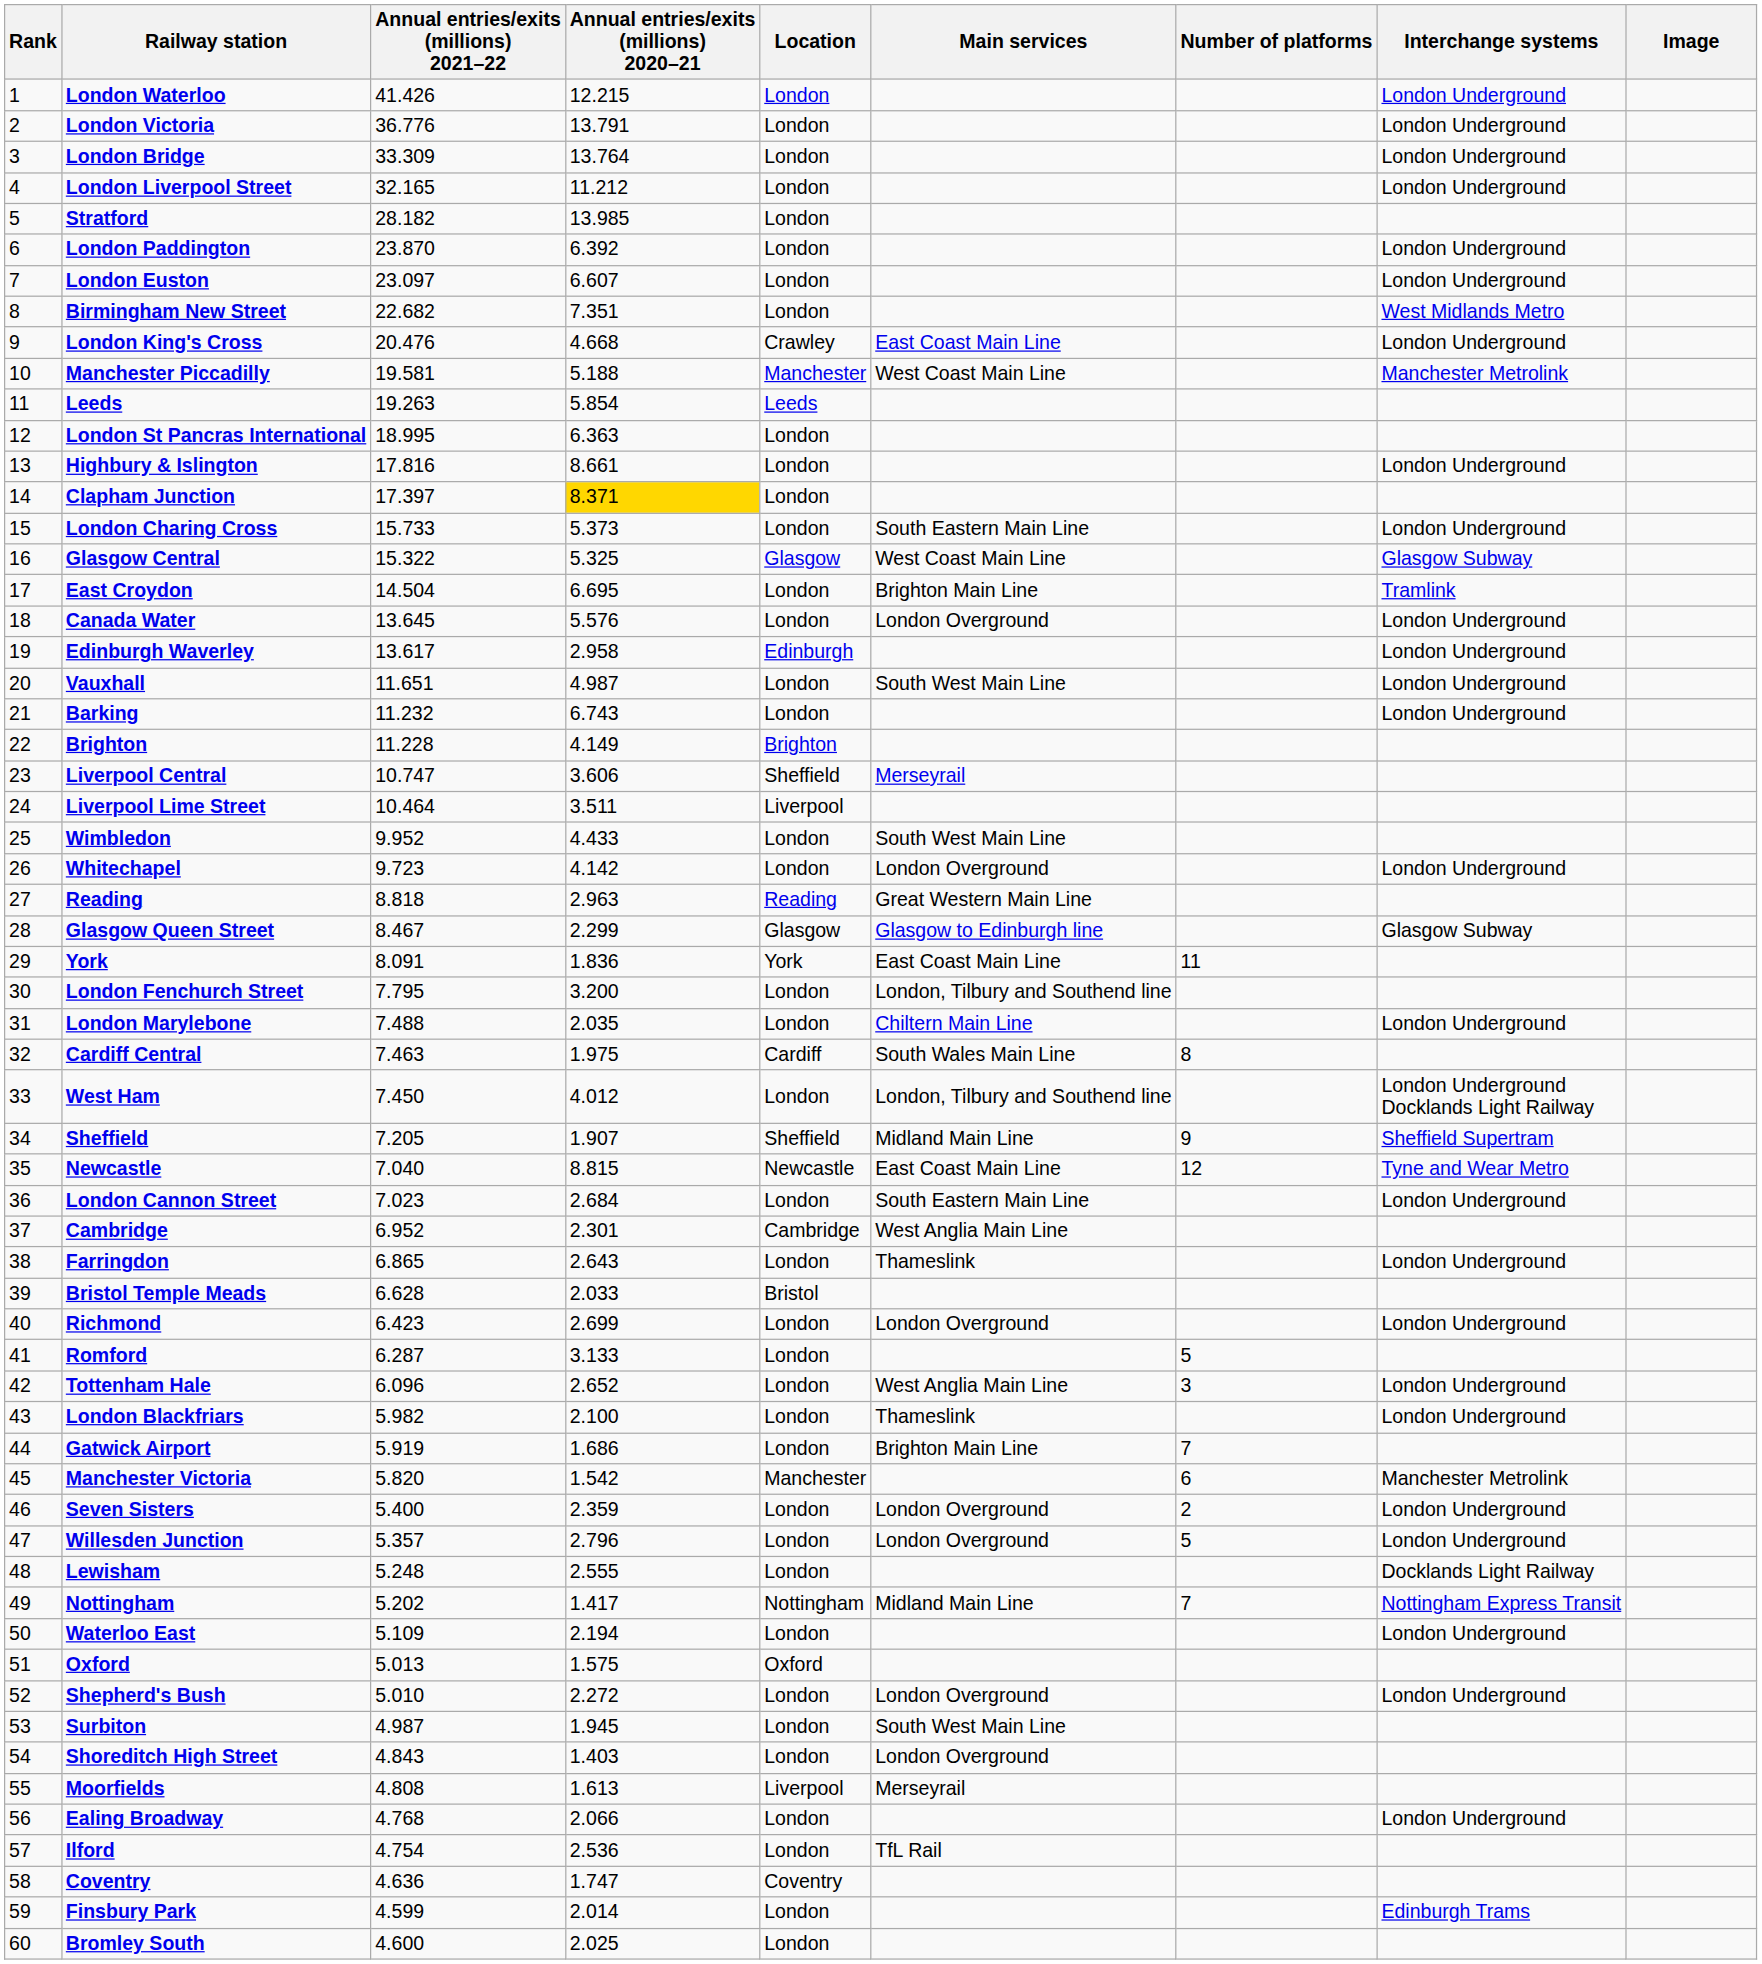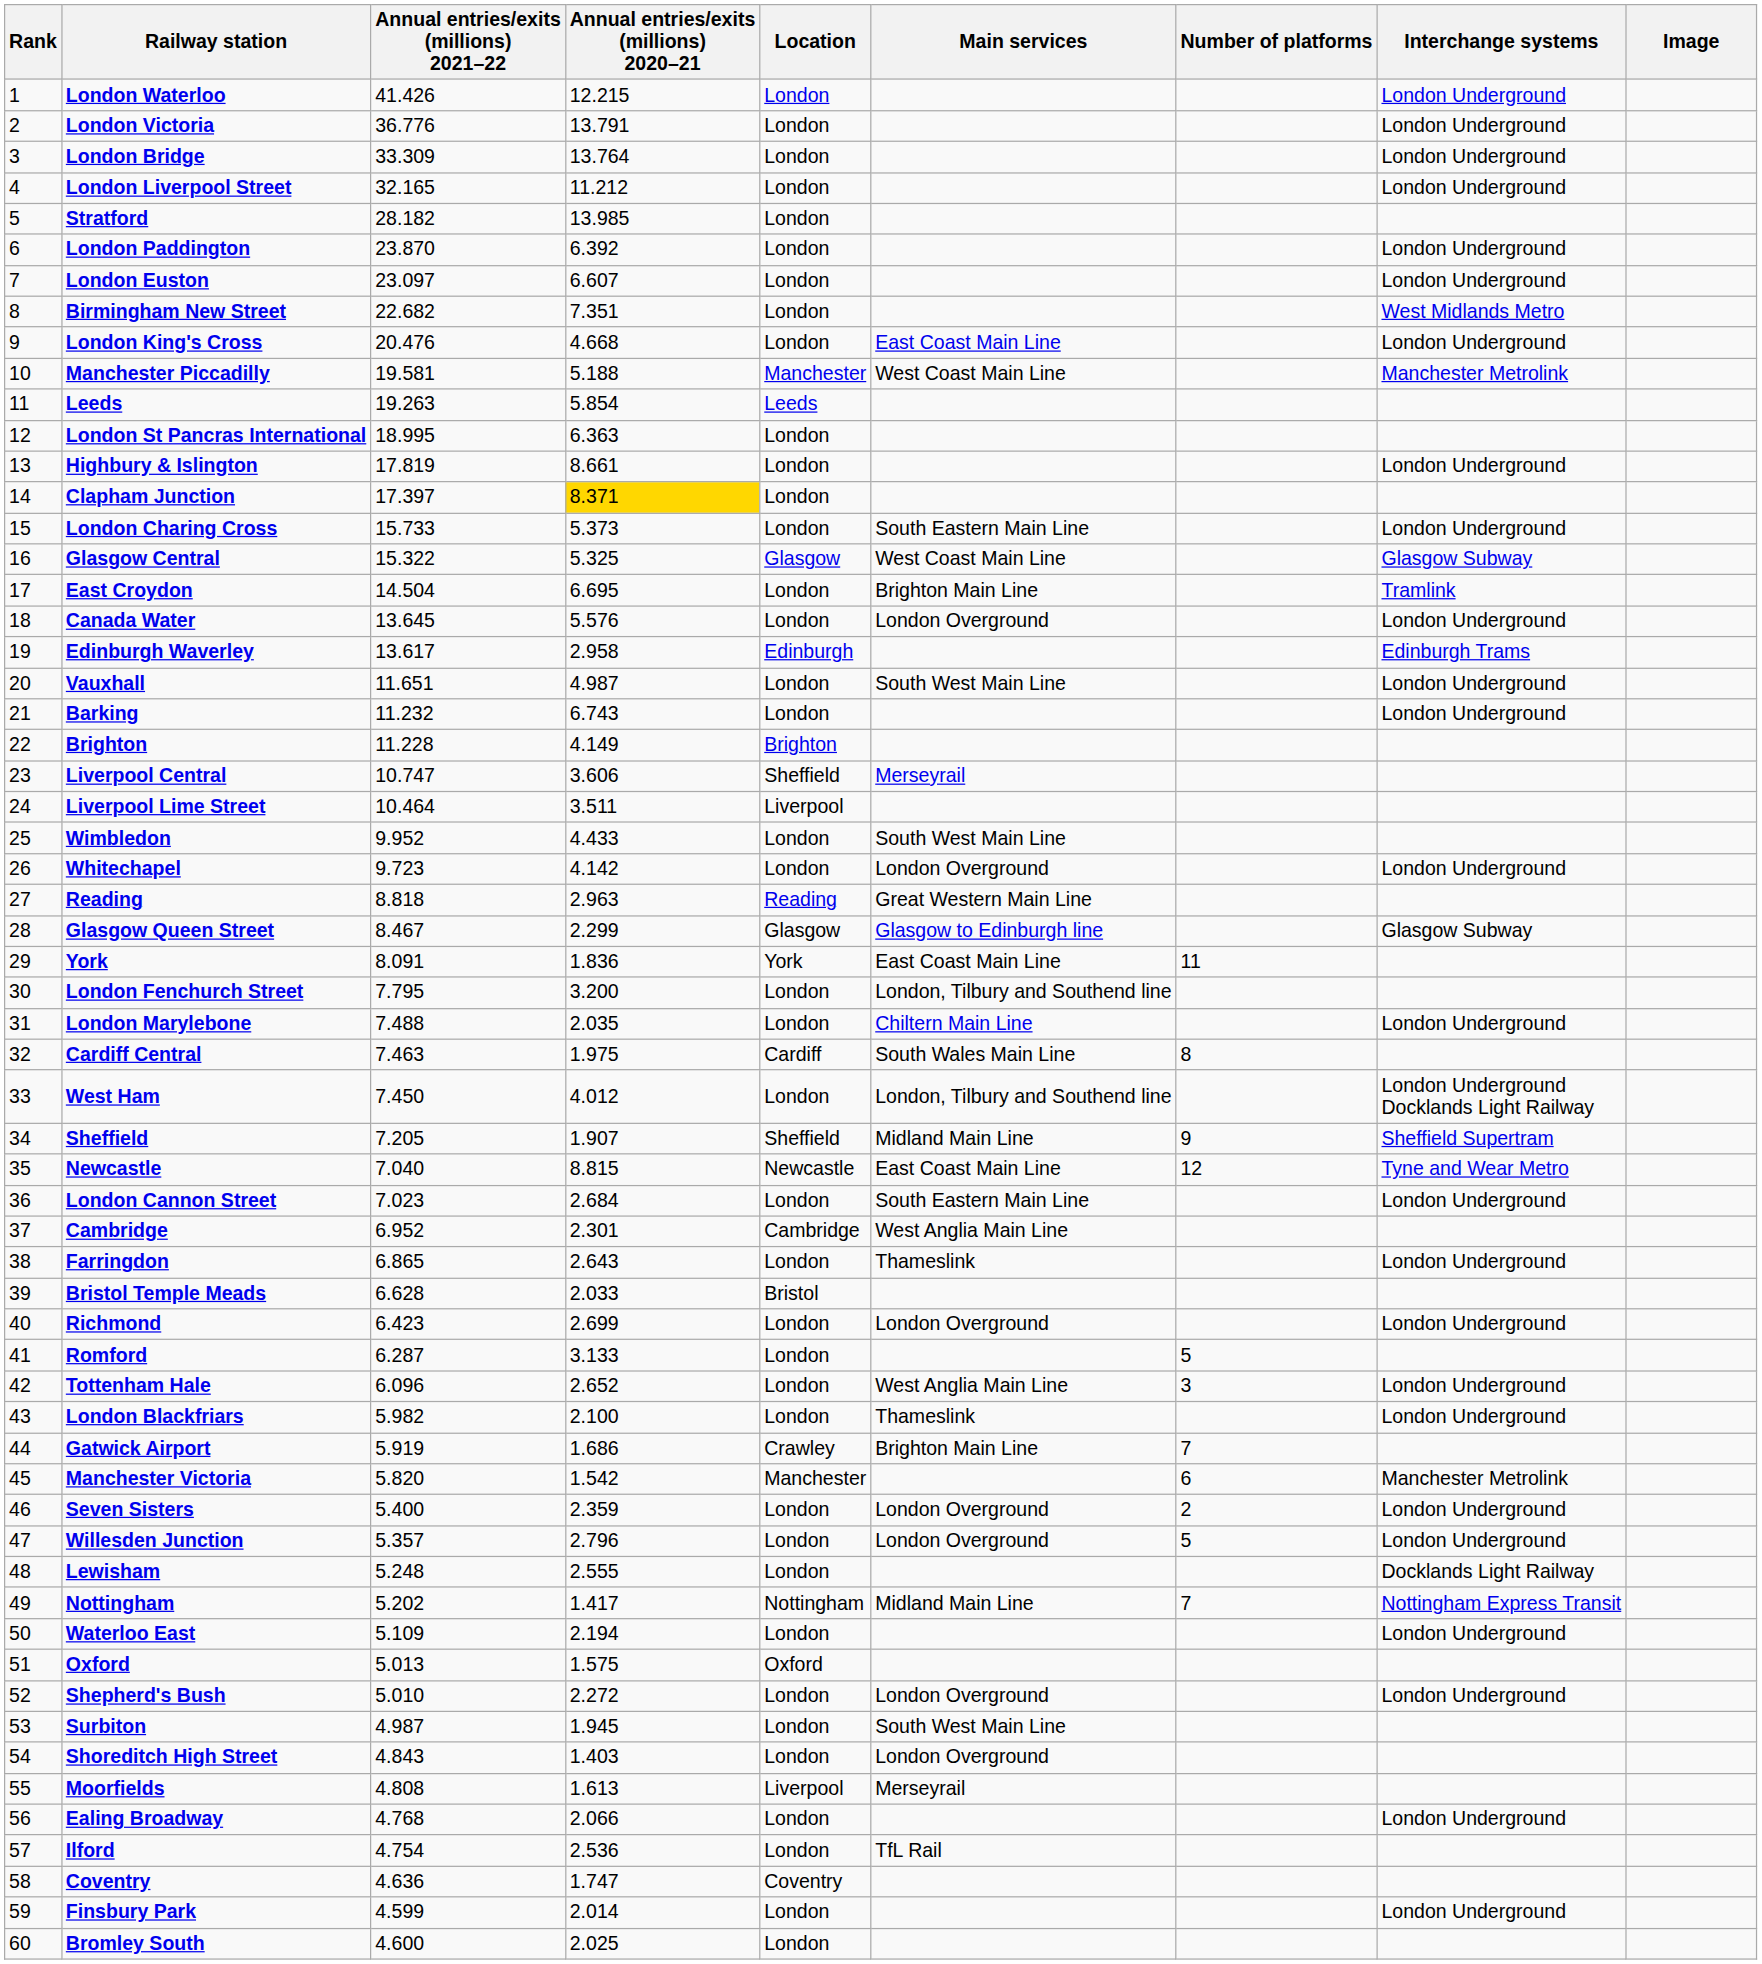(800, 342) Crawley -> (797, 342) London
(405, 466) 17.816 -> (405, 466) 17.819
(1474, 652) London Underground -> (1456, 652) Edinburgh Trams
(797, 1447) London -> (800, 1447) Crawley
(1456, 1912) Edinburgh Trams -> (1474, 1912) London Underground
